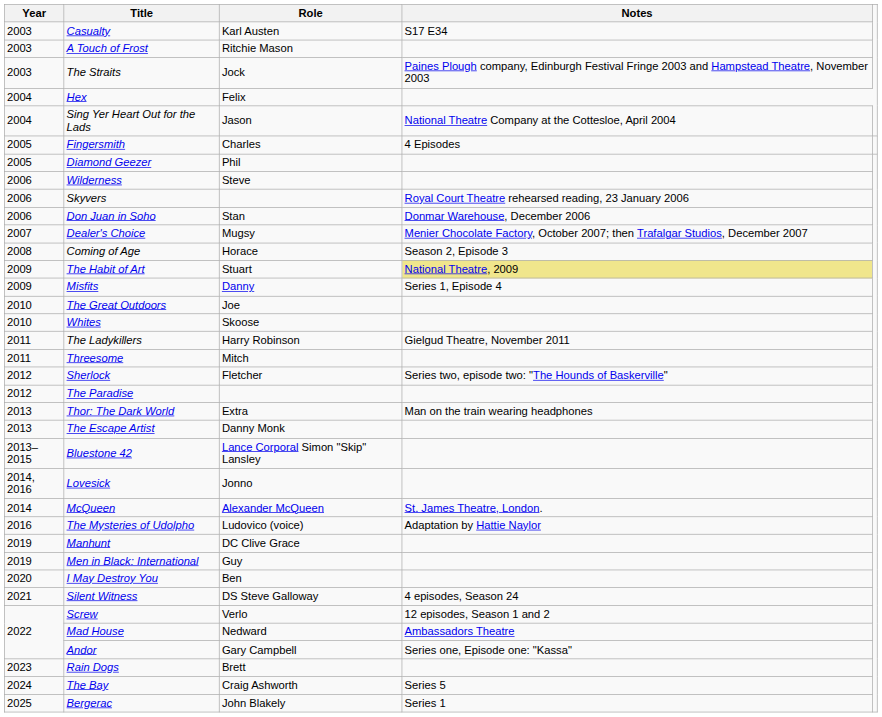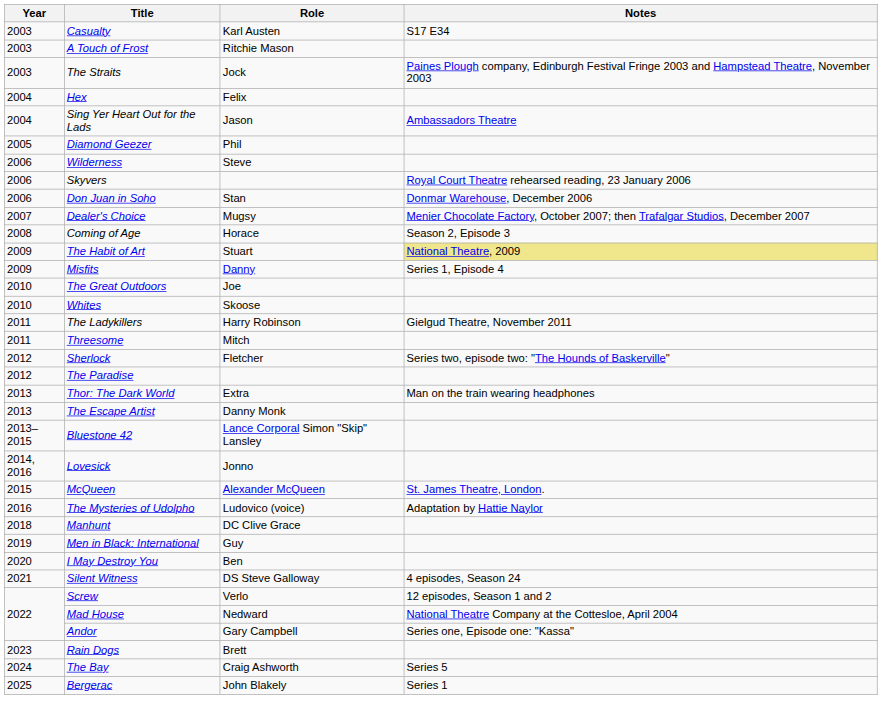(540, 121) National Theatre Company at the Cottesloe, April 2004 -> (462, 121) Ambassadors Theatre
- row: (96, 145)
(19, 507) 2014 -> (19, 490) 2015
(19, 543) 2019 -> (19, 525) 2018
(460, 632) Ambassadors Theatre -> (542, 614) National Theatre Company at the Cottesloe, April 2004
